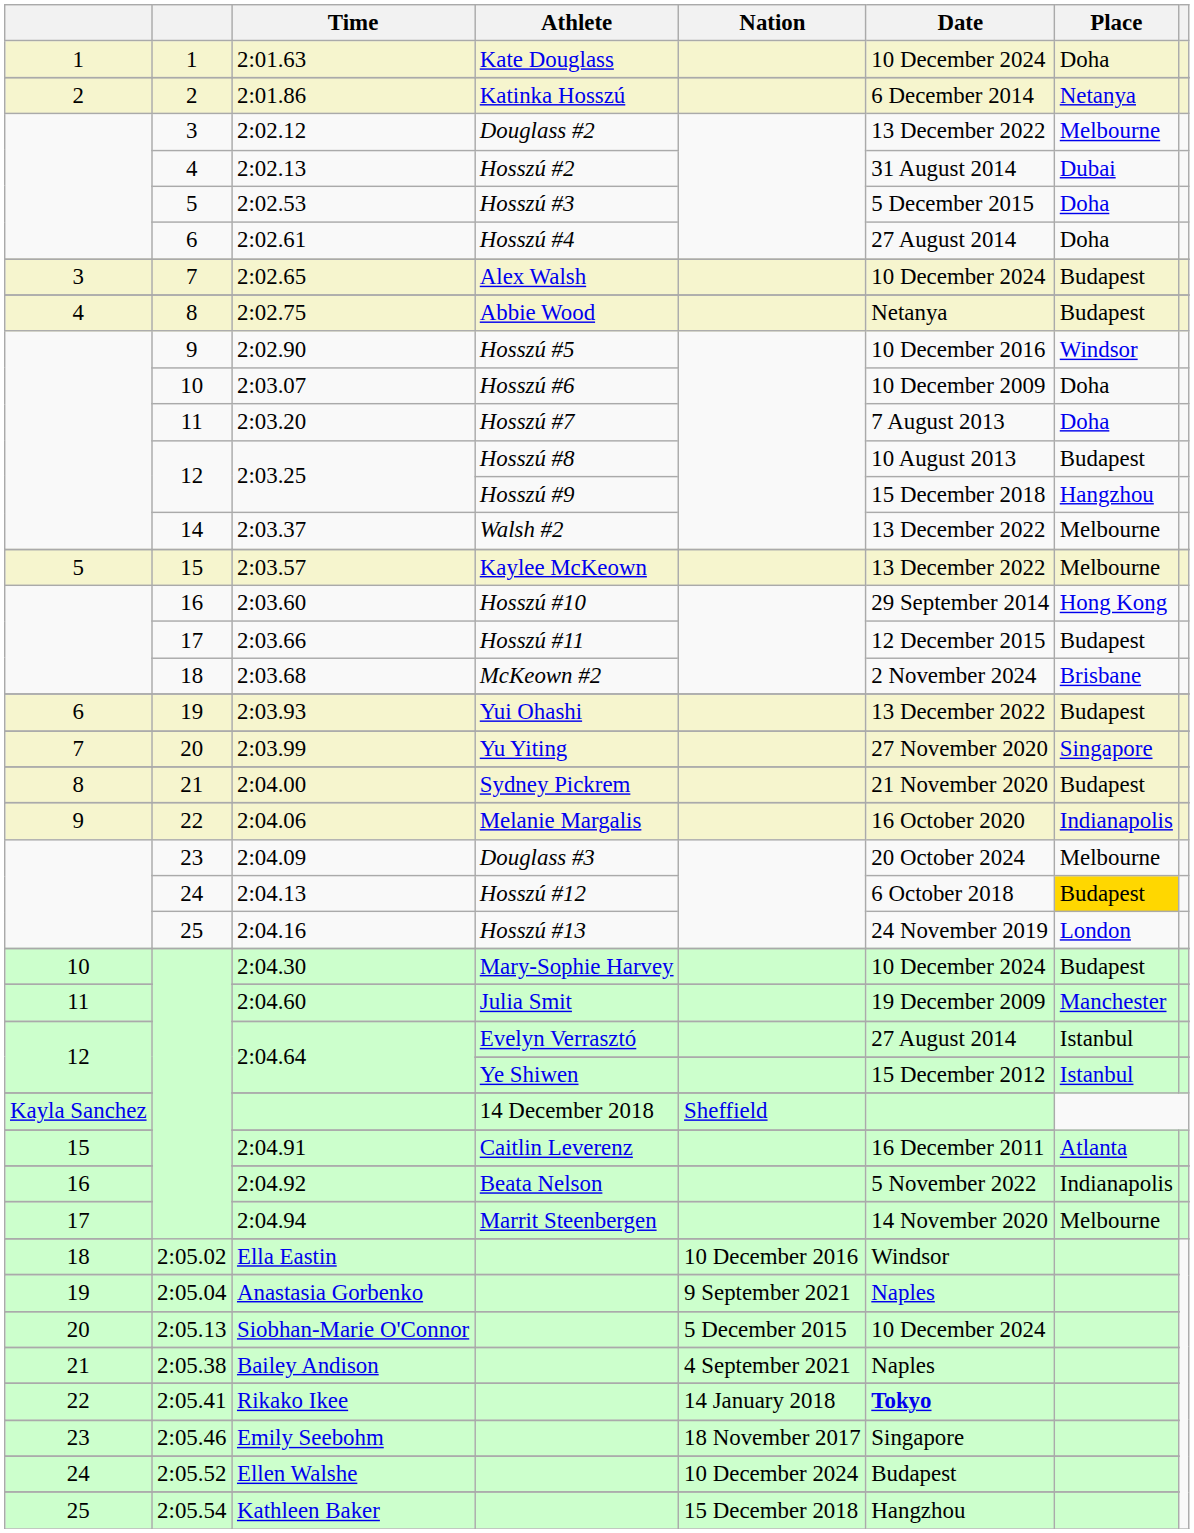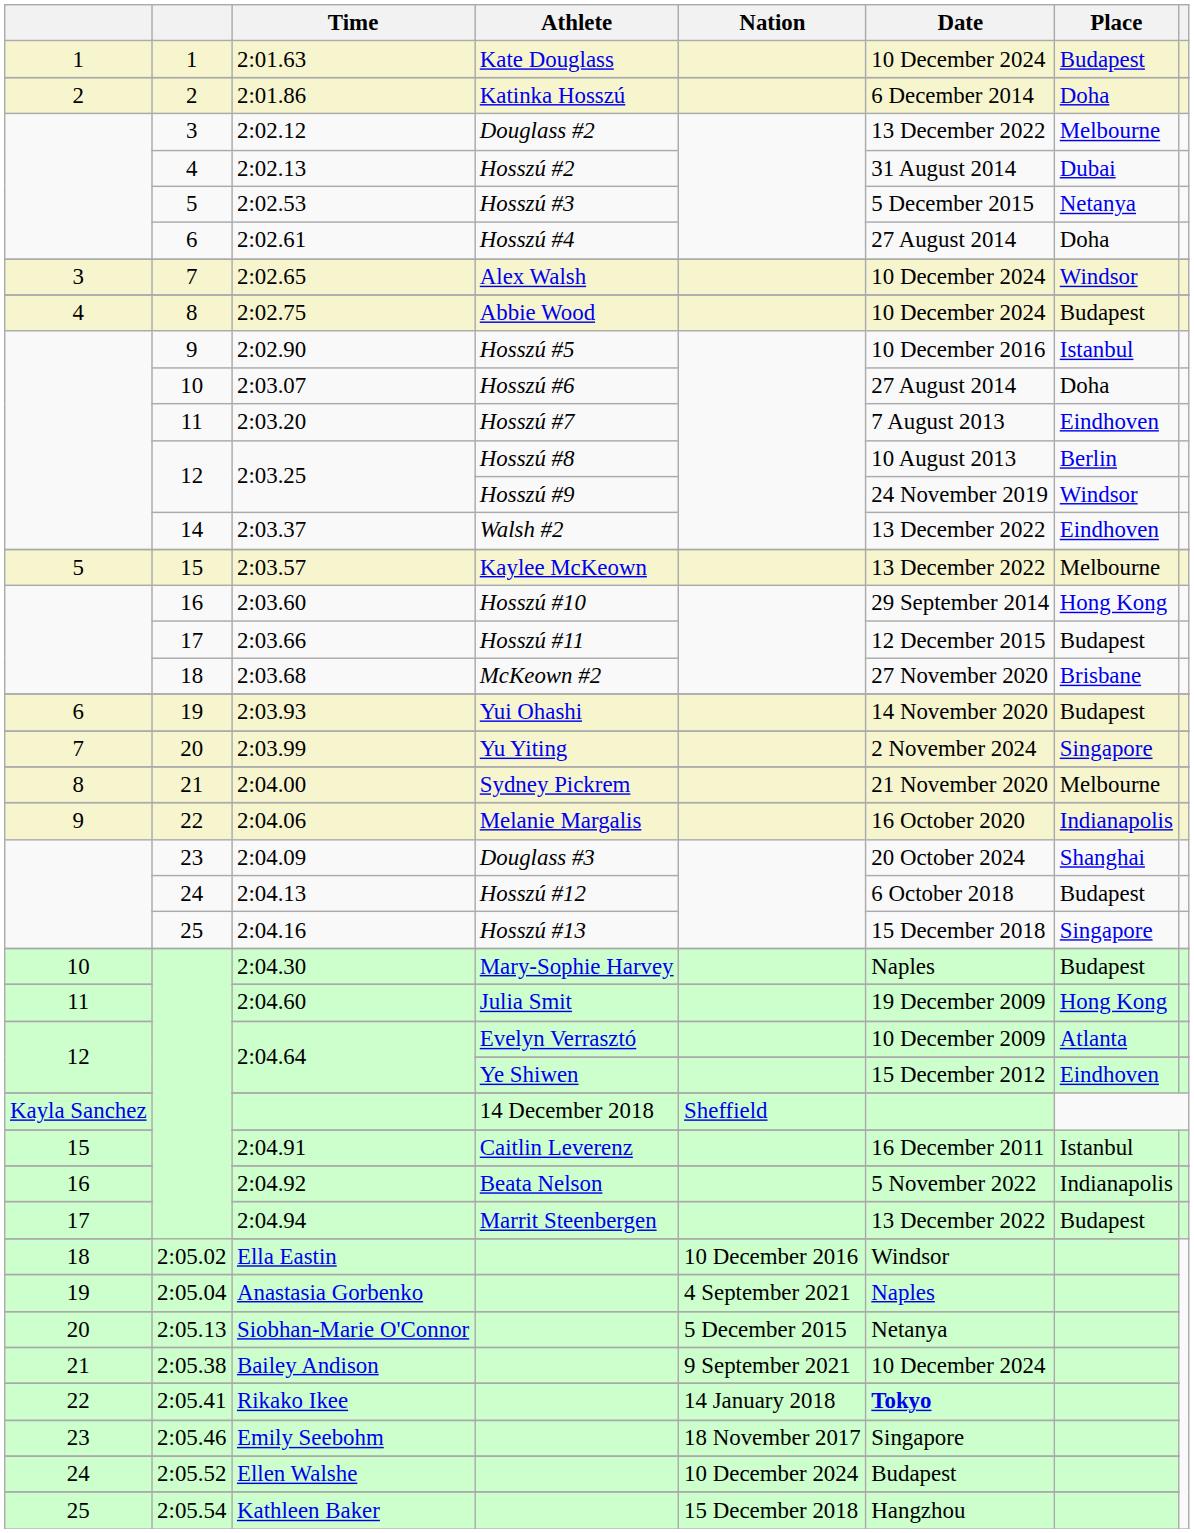(1085, 58) Doha -> (1102, 58) Budapest
(1098, 95) Netanya -> (1085, 95) Doha
(1085, 204) Doha -> (1098, 204) Netanya
(1102, 276) Budapest -> (1099, 276) Windsor
(909, 312) Netanya -> (958, 312) 10 December 2024
(1099, 349) Windsor -> (1097, 349) Istanbul
(958, 385) 10 December 2009 -> (944, 385) 27 August 2014
(1085, 421) Doha -> (1109, 421) Eindhoven
(1102, 458) Budapest -> (1088, 458) Berlin
(958, 494) 15 December 2018 -> (960, 494) 24 November 2019
(1107, 494) Hangzhou -> (1099, 494) Windsor
(1110, 530) Melbourne -> (1109, 530) Eindhoven
(954, 675) 2 November 2024 -> (960, 675) 27 November 2020
(958, 712) 13 December 2022 -> (960, 712) 14 November 2020
(960, 748) 27 November 2020 -> (954, 748) 2 November 2024
(1102, 784) Budapest -> (1110, 784) Melbourne
(1110, 857) Melbourne -> (1102, 857) Shanghai
(1102, 893) gold background -> (1102, 893) no background
(960, 929) 24 November 2019 -> (958, 929) 15 December 2018
(1095, 929) London -> (1106, 929) Singapore
(958, 966) 10 December 2024 -> (903, 966) Naples
(1113, 1002) Manchester -> (1113, 1002) Hong Kong
(944, 1038) 27 August 2014 -> (958, 1038) 10 December 2009
(1097, 1038) Istanbul -> (1093, 1038) Atlanta
(1097, 1074) Istanbul -> (1109, 1074) Eindhoven
(1093, 1147) Atlanta -> (1097, 1147) Istanbul
(960, 1220) 14 November 2020 -> (958, 1220) 13 December 2022
(1110, 1220) Melbourne -> (1102, 1220) Budapest
(767, 1292) 9 September 2021 -> (767, 1292) 4 September 2021
(958, 1328) 10 December 2024 -> (909, 1328) Netanya
(767, 1365) 4 September 2021 -> (767, 1365) 9 September 2021
(903, 1365) Naples -> (958, 1365) 10 December 2024
